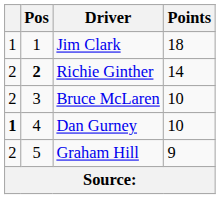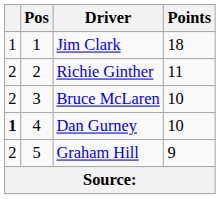(36, 72) bold -> (36, 72) normal
(176, 72) 14 -> (175, 72) 11
